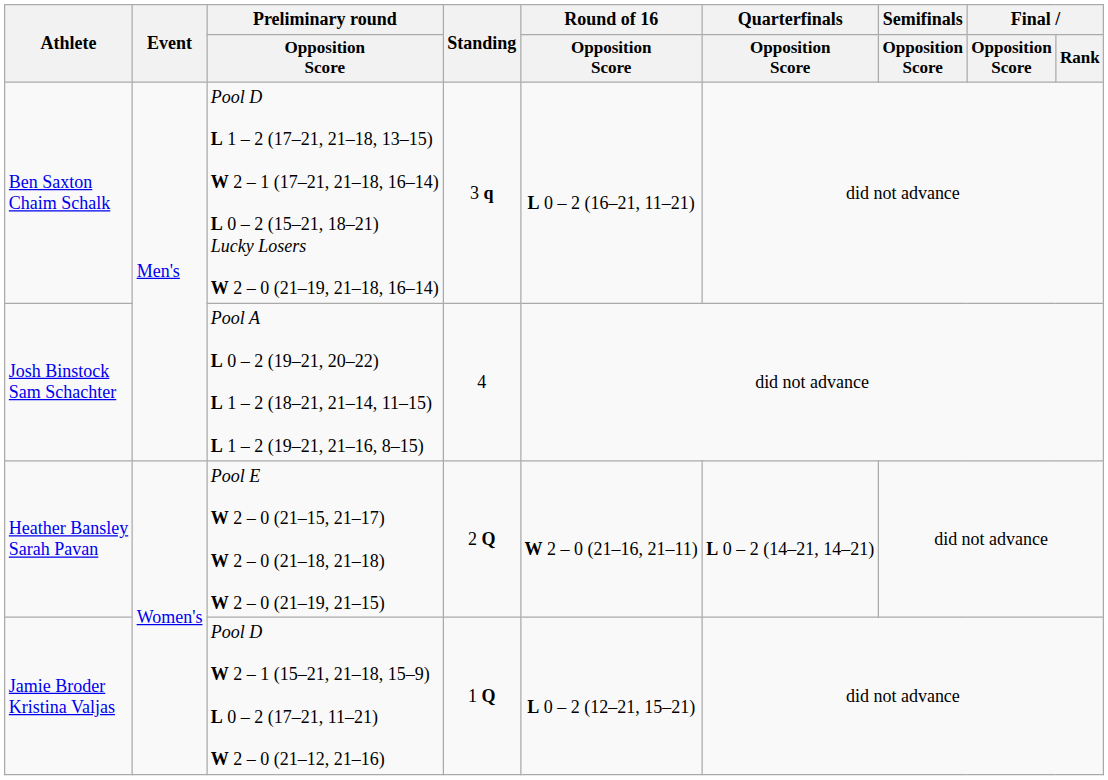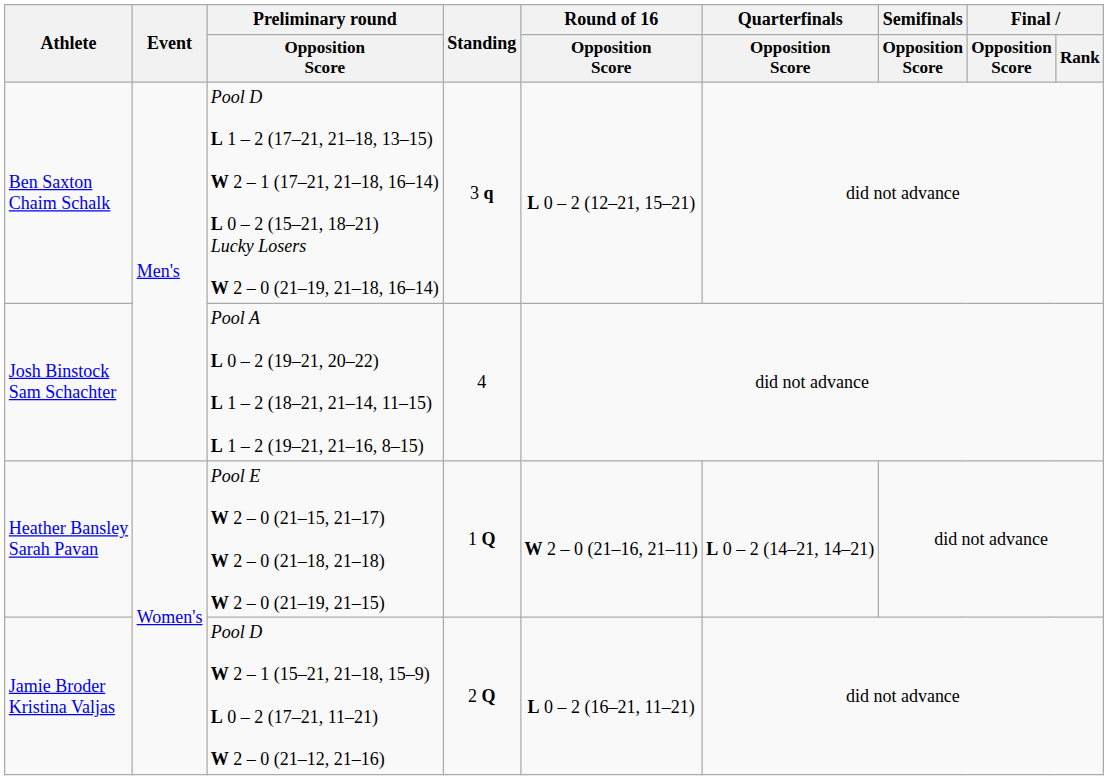(611, 203) L 0 – 2 (16–21, 11–21) -> (611, 203) L 0 – 2 (12–21, 15–21)
(482, 539) 2 Q -> (482, 539) 1 Q
(482, 696) 1 Q -> (482, 696) 2 Q
(611, 707) L 0 – 2 (12–21, 15–21) -> (611, 707) L 0 – 2 (16–21, 11–21)
